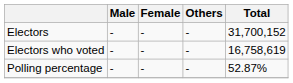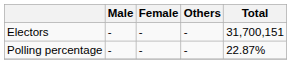(257, 31) 31,700,152 -> (255, 31) 31,700,151
- row: (56, 50)
(248, 68) 52.87% -> (246, 50) 22.87%
